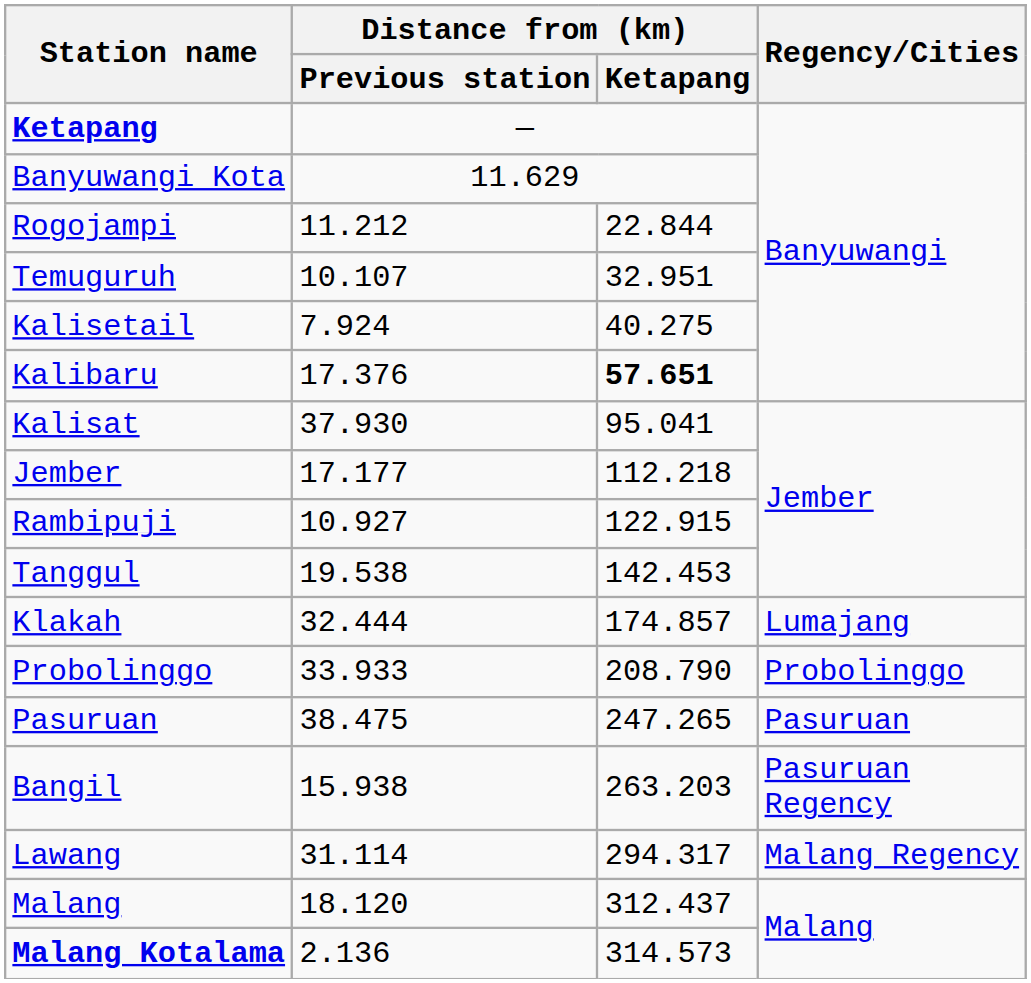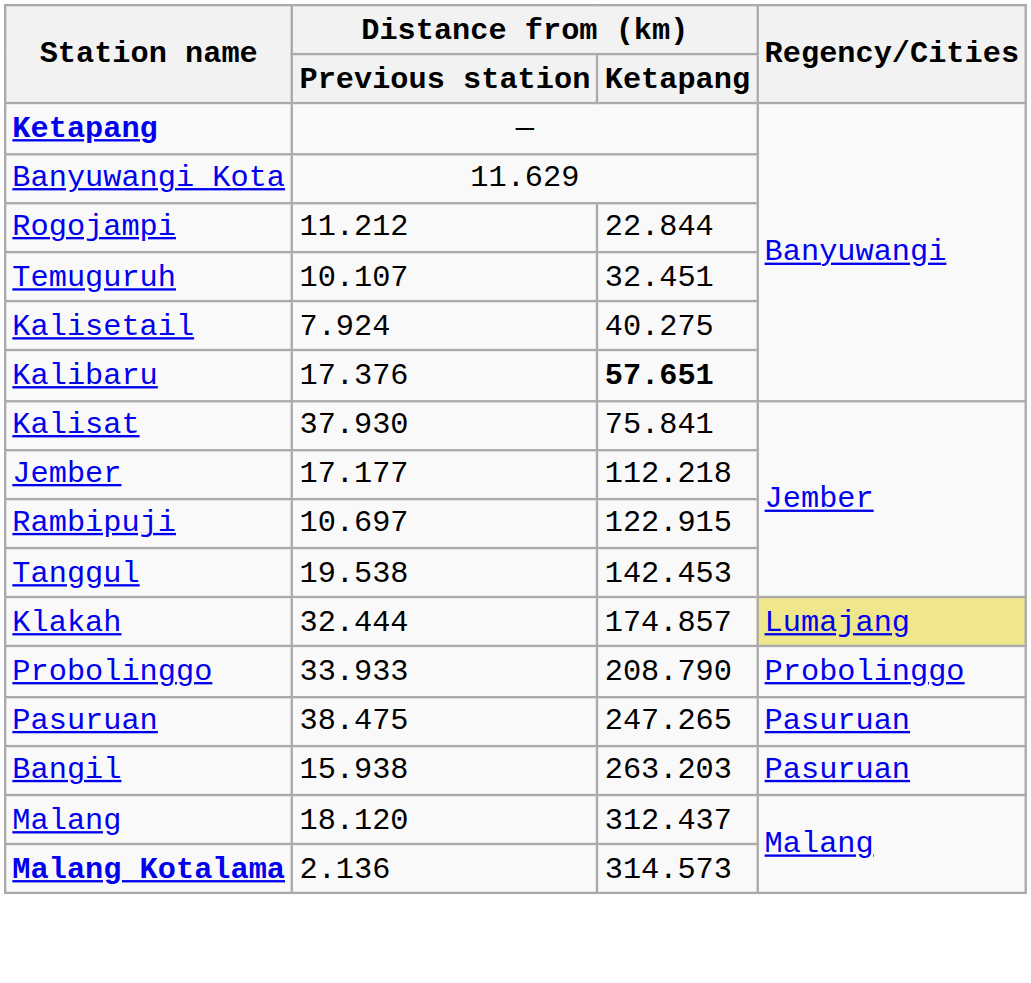(659, 277) 32.951 -> (659, 277) 32.451
(659, 425) 95.041 -> (659, 425) 75.841
(354, 524) 10.927 -> (354, 524) 10.697
(837, 622) no background -> (837, 622) khaki background
(837, 788) Pasuruan Regency -> (837, 770) Pasuruan
- row: (67, 855)
